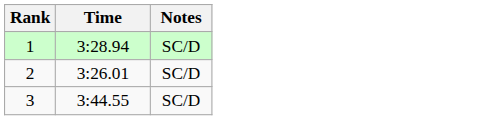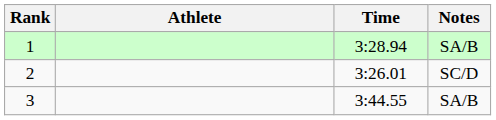+ column: (195, 18)
(181, 45) SC/D -> (459, 45) SA/B
(181, 100) SC/D -> (459, 100) SA/B
